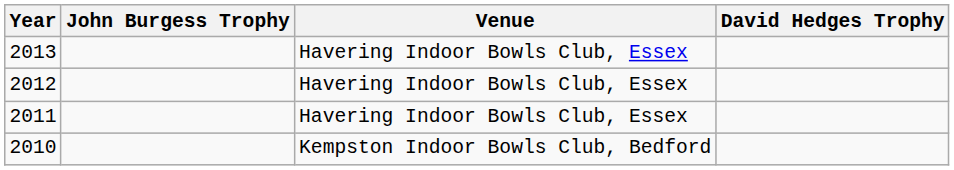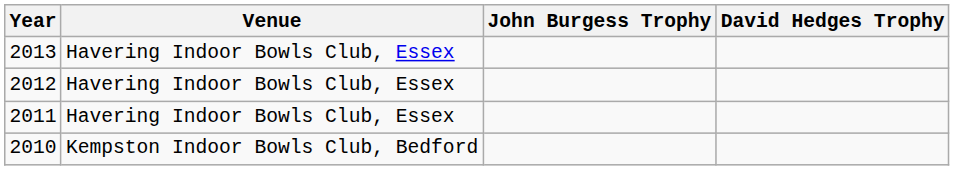columns swapped: (505, 21) <-> (178, 21)
